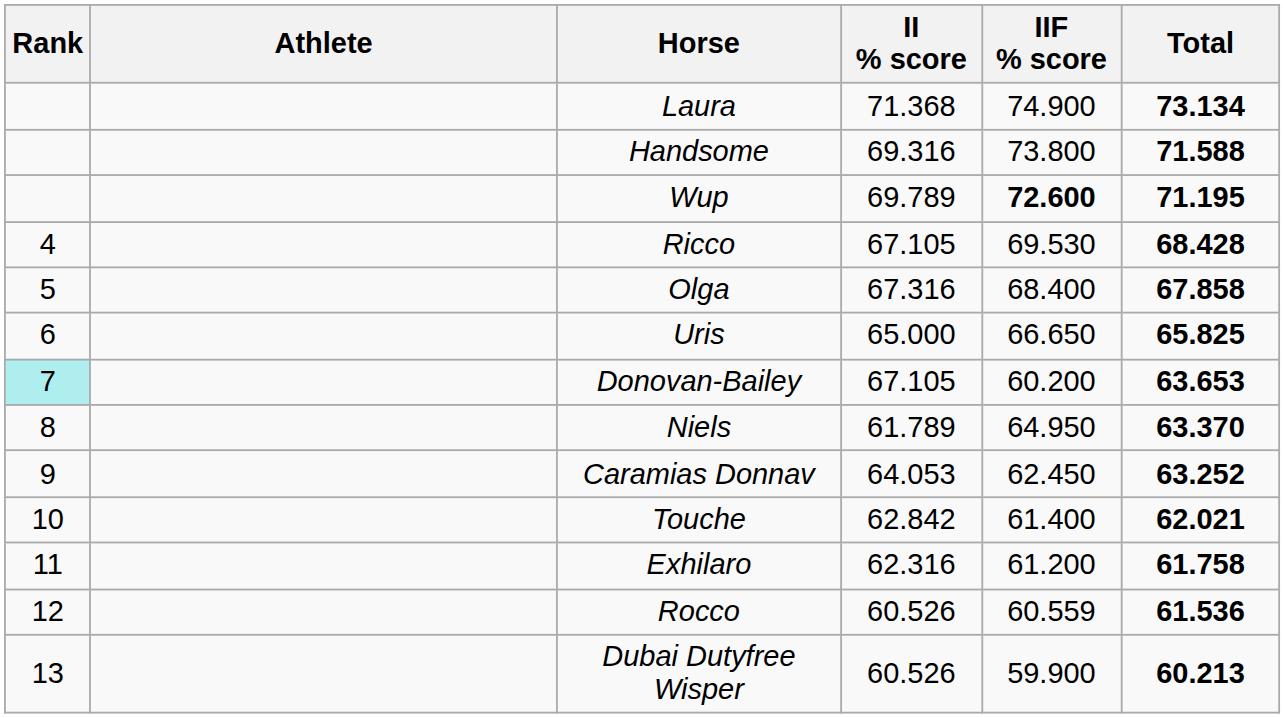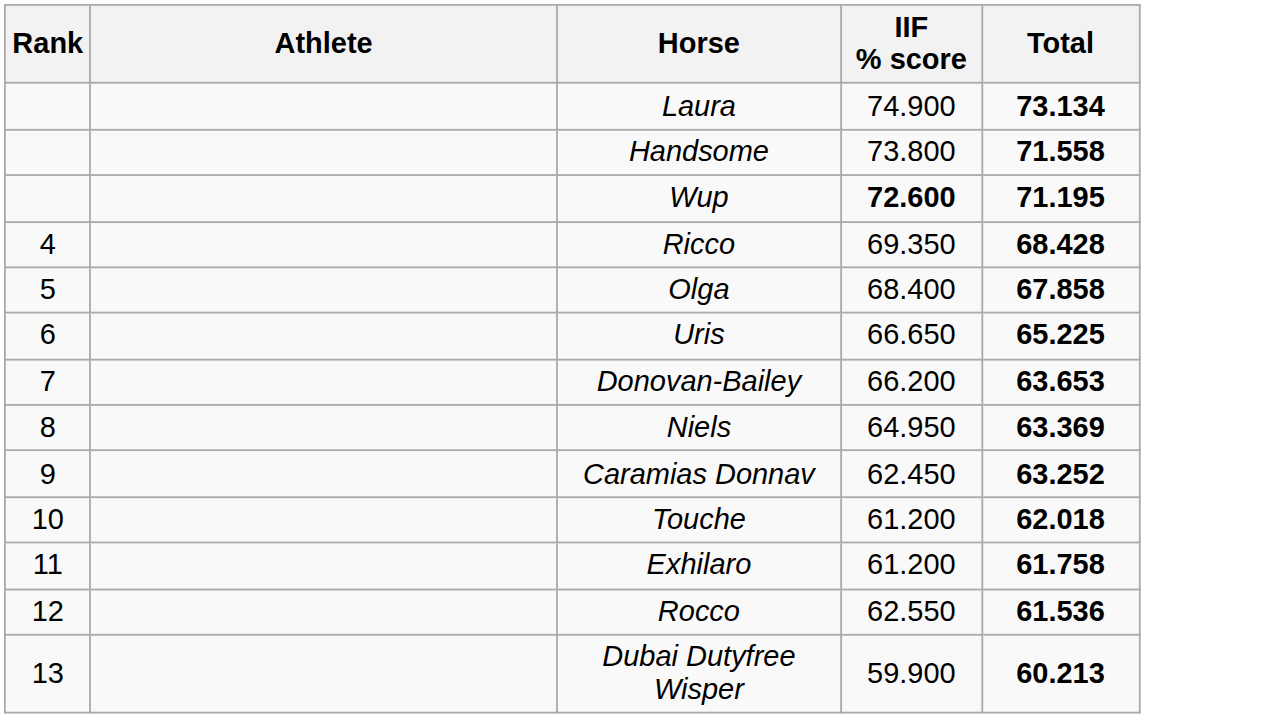- column: (911, 43)
(1201, 151) 71.588 -> (1060, 151) 71.558
(1051, 243) 69.530 -> (911, 243) 69.350
(1201, 335) 65.825 -> (1060, 335) 65.225
(48, 381) paleturquoise background -> (48, 381) no background
(1051, 381) 60.200 -> (911, 381) 66.200
(1201, 427) 63.370 -> (1060, 427) 63.369
(1051, 519) 61.400 -> (911, 519) 61.200
(1201, 519) 62.021 -> (1060, 519) 62.018
(1051, 611) 60.559 -> (911, 611) 62.550
